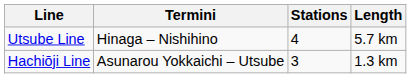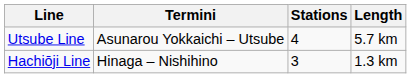(157, 38) Hinaga – Nishihino -> (191, 38) Asunarou Yokkaichi – Utsube
(191, 61) Asunarou Yokkaichi – Utsube -> (157, 61) Hinaga – Nishihino
